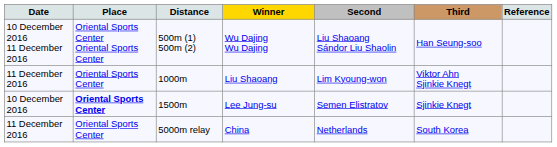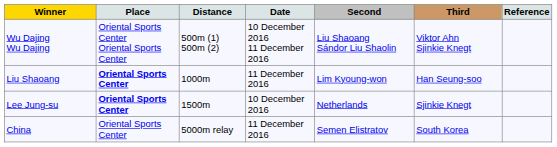columns swapped: (39, 12) <-> (269, 12)
(449, 42) Han Seung-soo -> (444, 42) Viktor Ahn Sjinkie Knegt
(107, 78) normal -> (132, 78) bold
(444, 78) Viktor Ahn Sjinkie Knegt -> (449, 78) Han Seung-soo
(352, 104) Semen Elistratov -> (342, 104) Netherlands
(342, 129) Netherlands -> (352, 129) Semen Elistratov
